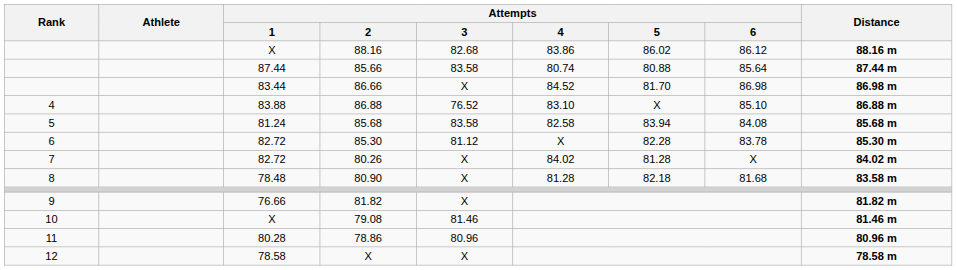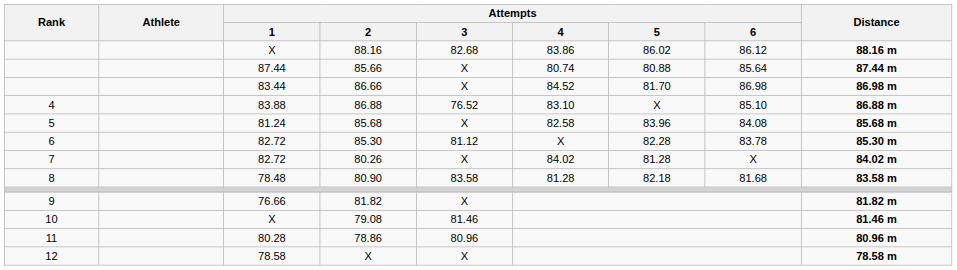(464, 68) 83.58 -> (464, 68) X
(464, 122) 83.58 -> (464, 122) X
(657, 122) 83.94 -> (657, 122) 83.96
(464, 177) X -> (464, 177) 83.58
